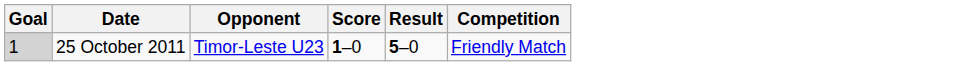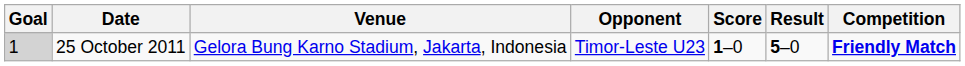+ column: (380, 19)
(509, 47) normal -> (894, 47) bold
